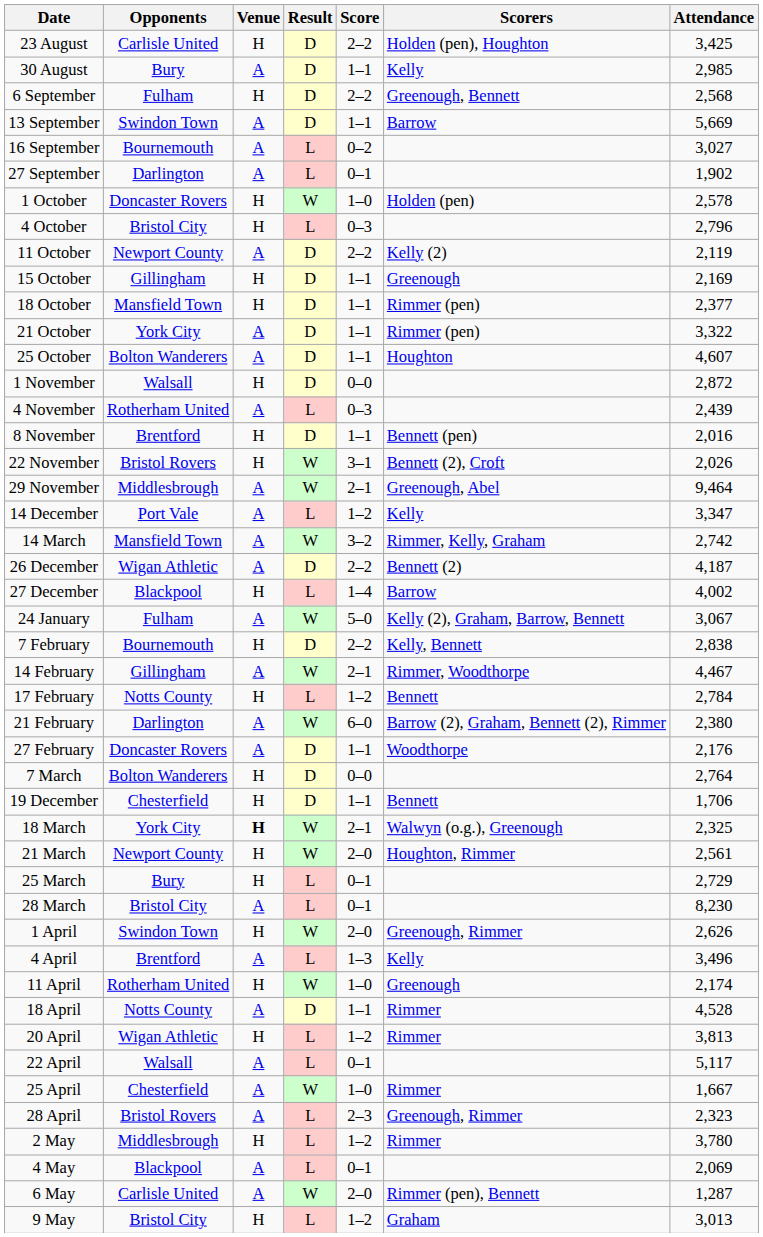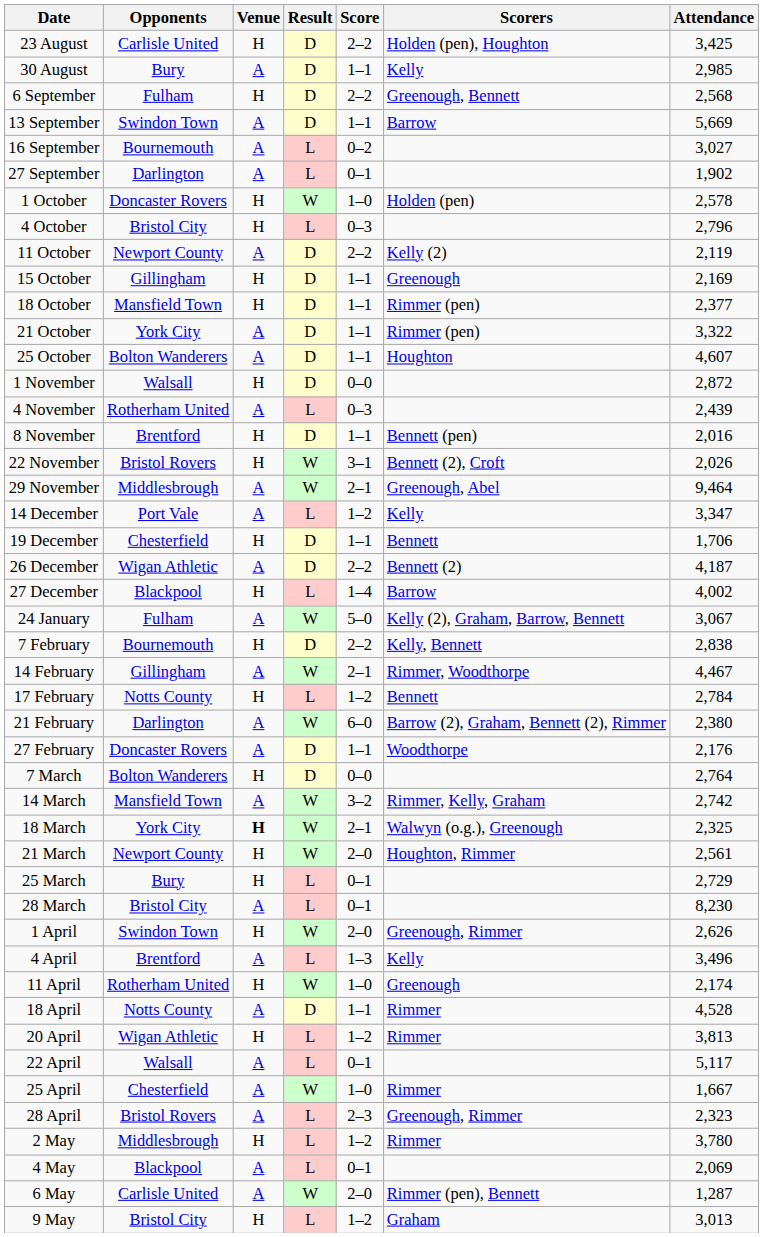rows swapped: (54, 801) <-> (54, 540)
